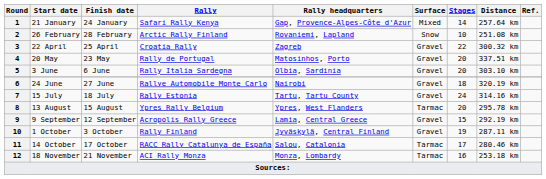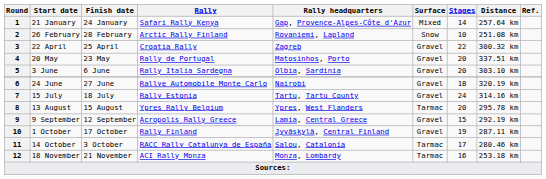(103, 132) 3 October -> (105, 132) 17 October
(105, 144) 17 October -> (103, 144) 3 October
